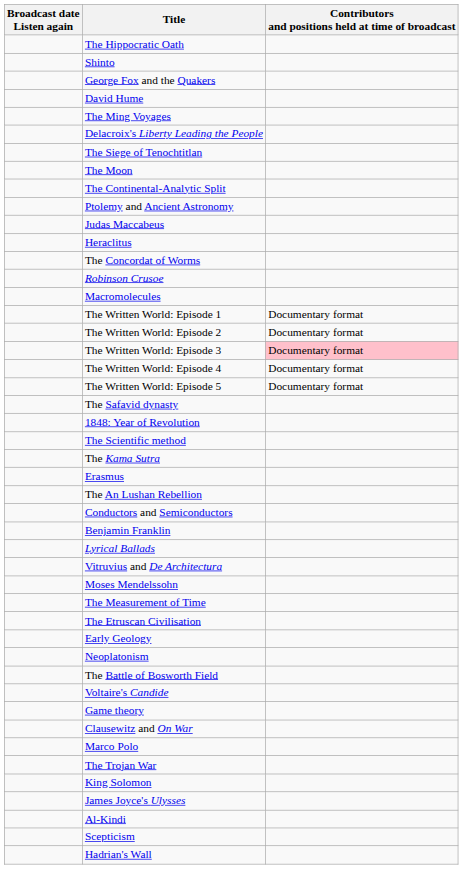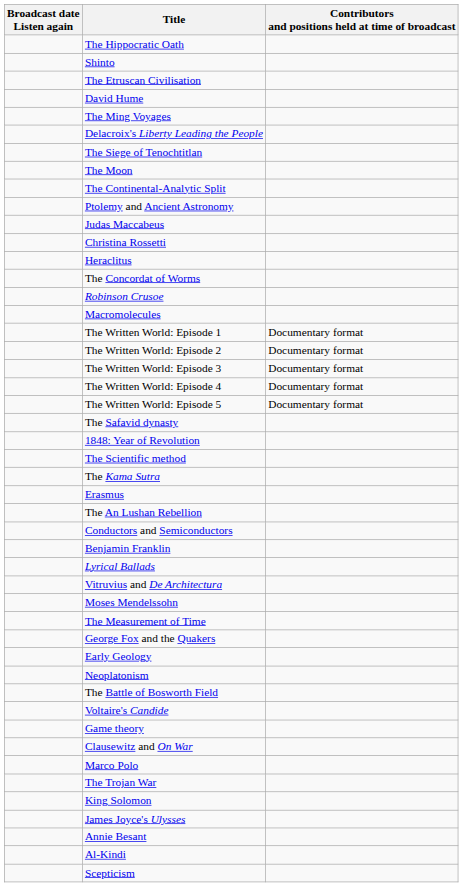rows swapped: (143, 620) <-> (150, 80)
+ row: (125, 242)
(316, 350) pink background -> (316, 368) no background
+ row: (116, 837)
- row: (118, 855)
